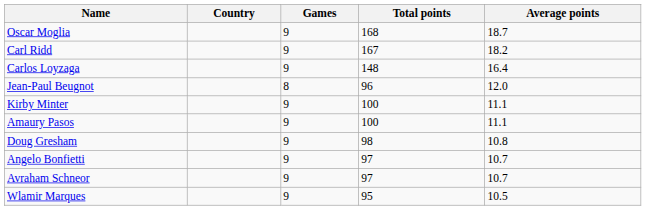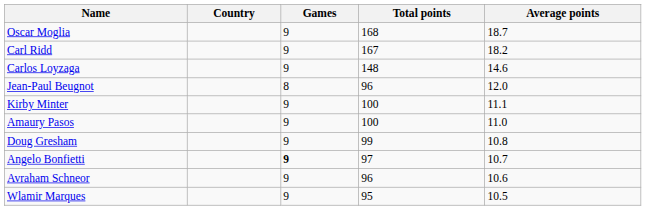(498, 68) 16.4 -> (498, 68) 14.6
(497, 123) 11.1 -> (497, 123) 11.0
(367, 141) 98 -> (367, 141) 99
(286, 159) normal -> (286, 159) bold
(367, 178) 97 -> (367, 178) 96
(498, 178) 10.7 -> (498, 178) 10.6
